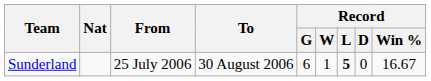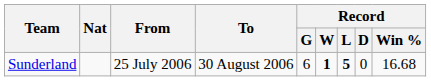(327, 64) normal -> (327, 64) bold
(399, 64) 16.67 -> (399, 64) 16.68
